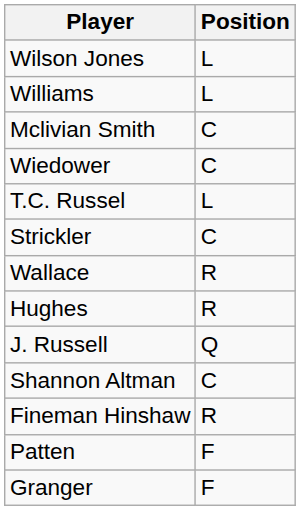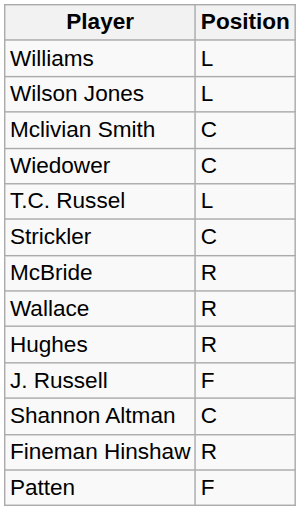rows swapped: (52, 93) <-> (77, 58)
+ row: (51, 272)
(210, 344) Q -> (208, 380) F
- row: (51, 487)
